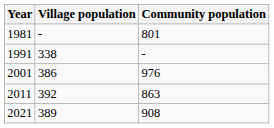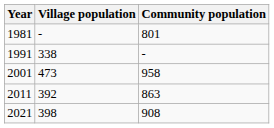(47, 73) 386 -> (47, 73) 473
(151, 73) 976 -> (151, 73) 958
(47, 113) 389 -> (47, 113) 398
